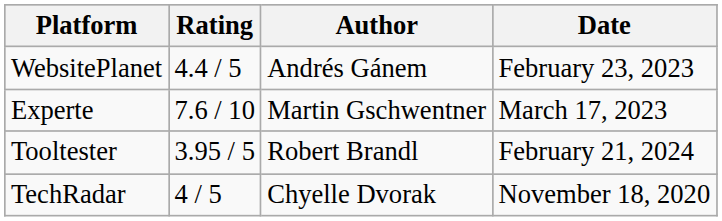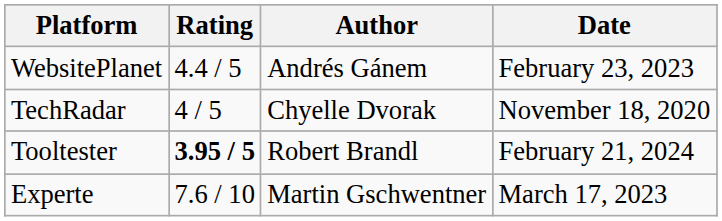rows swapped: (68, 194) <-> (52, 109)
(215, 151) normal -> (215, 151) bold
